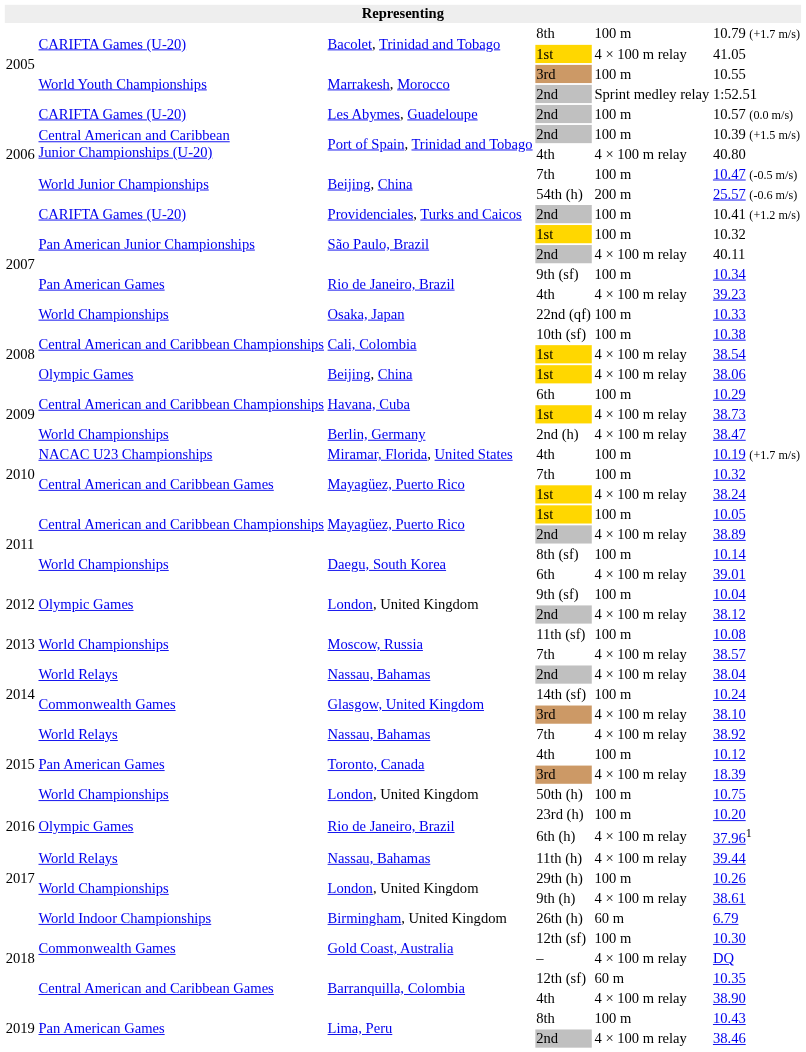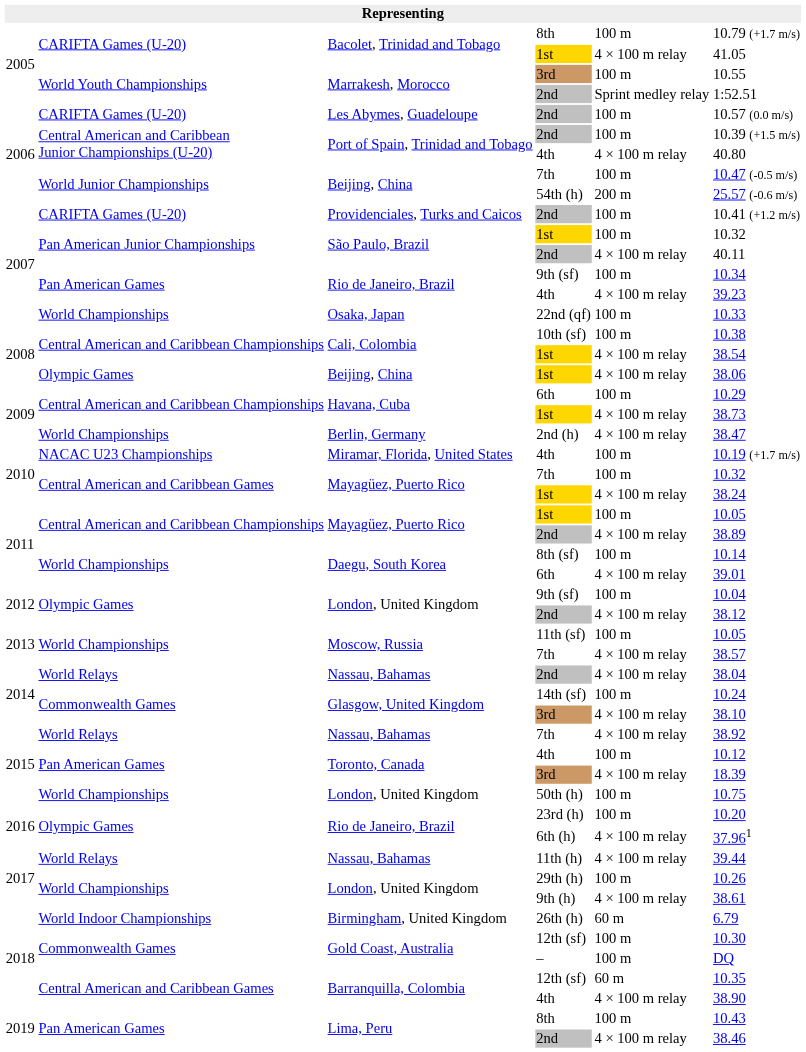(729, 634) 10.08 -> (729, 634) 10.05
(641, 958) 4 × 100 m relay -> (613, 958) 100 m
